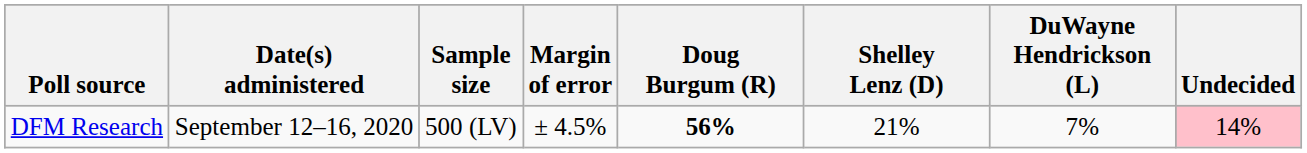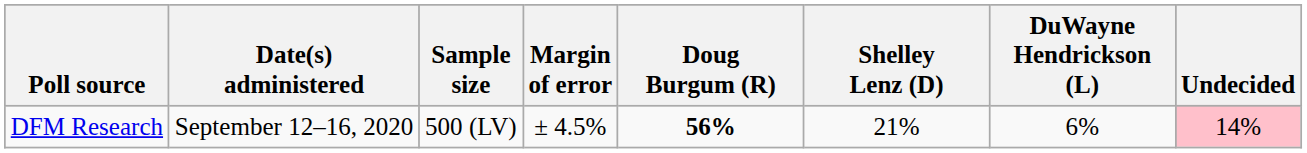(1082, 126) 7% -> (1082, 126) 6%
